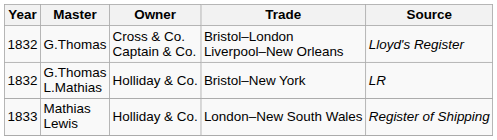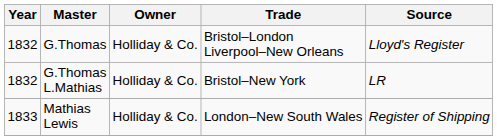(154, 44) Cross & Co. Captain & Co. -> (155, 44) Holliday & Co.
